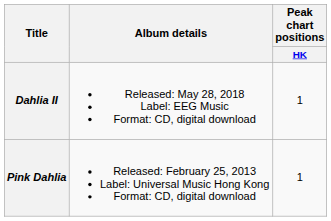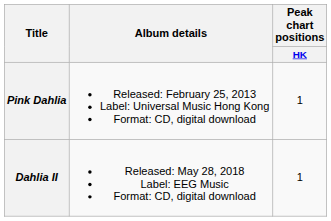rows swapped: (37, 177) <-> (37, 100)
